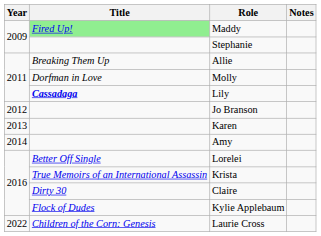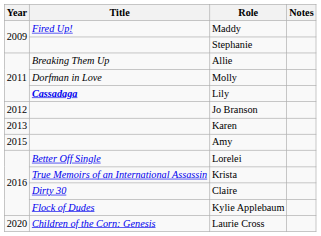(52, 28) lightgreen background -> (52, 28) no background
(17, 142) 2014 -> (17, 142) 2015
(17, 223) 2022 -> (17, 223) 2020
